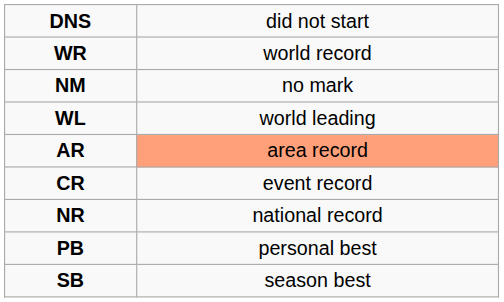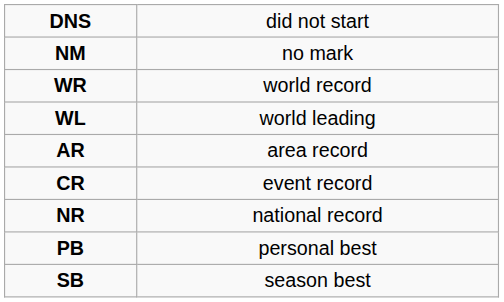rows swapped: (70, 85) <-> (70, 52)
(318, 150) lightsalmon background -> (318, 150) no background
